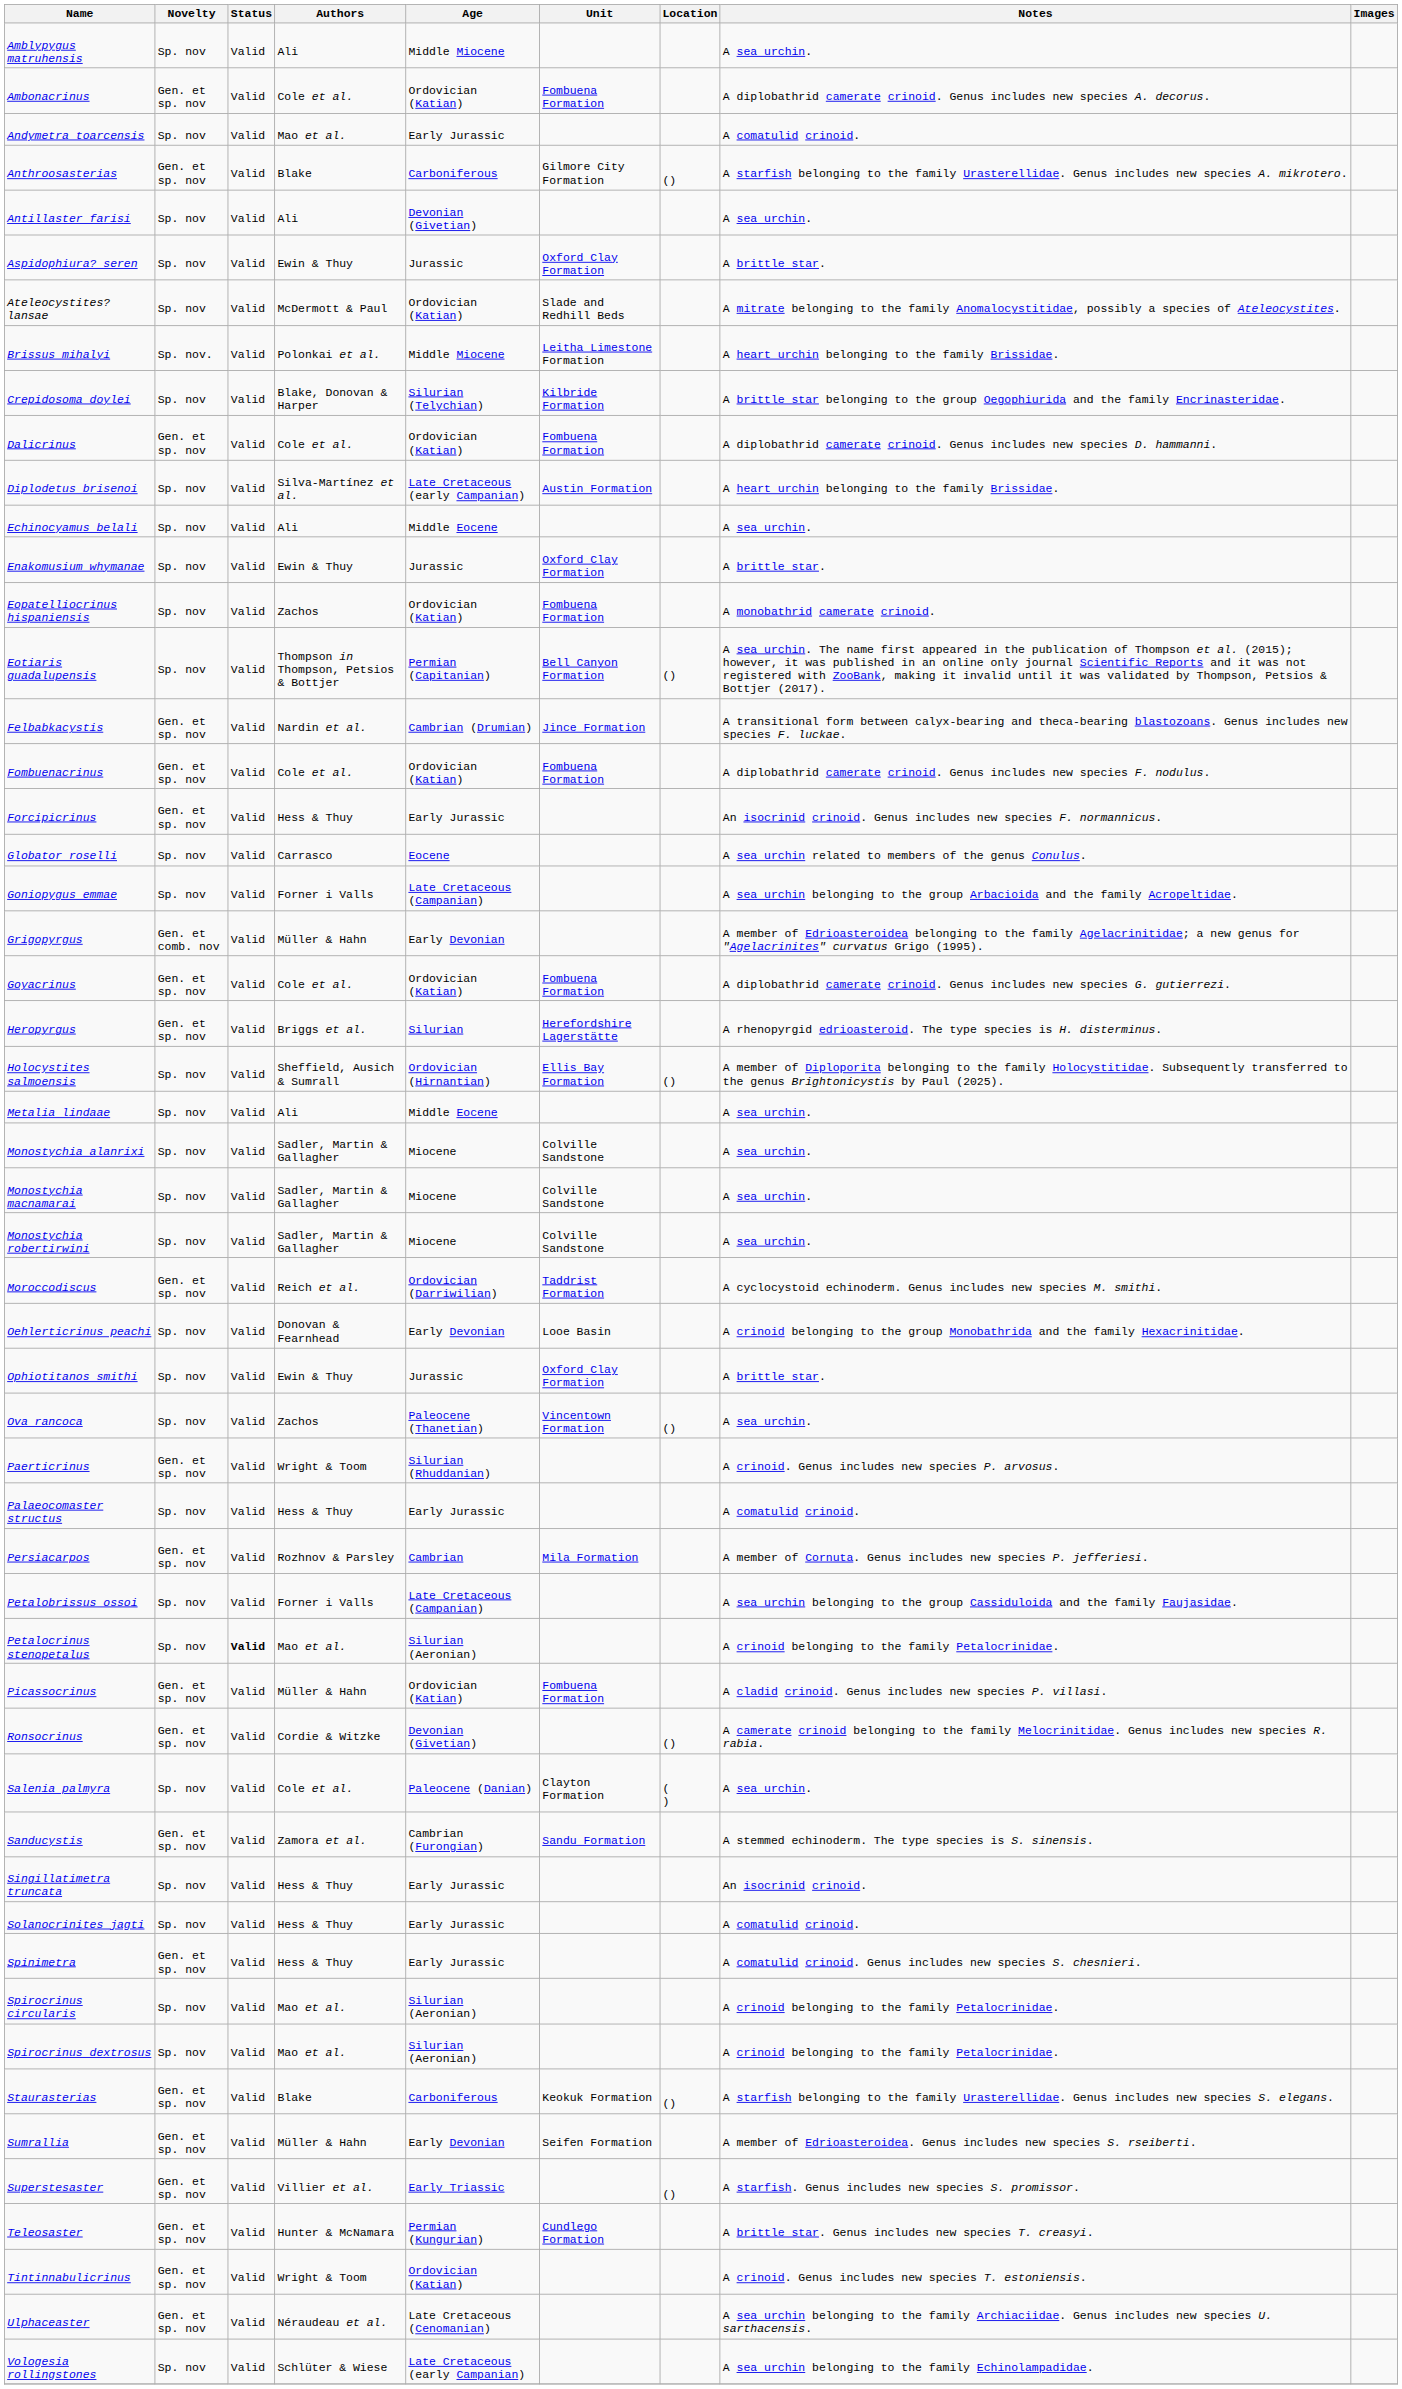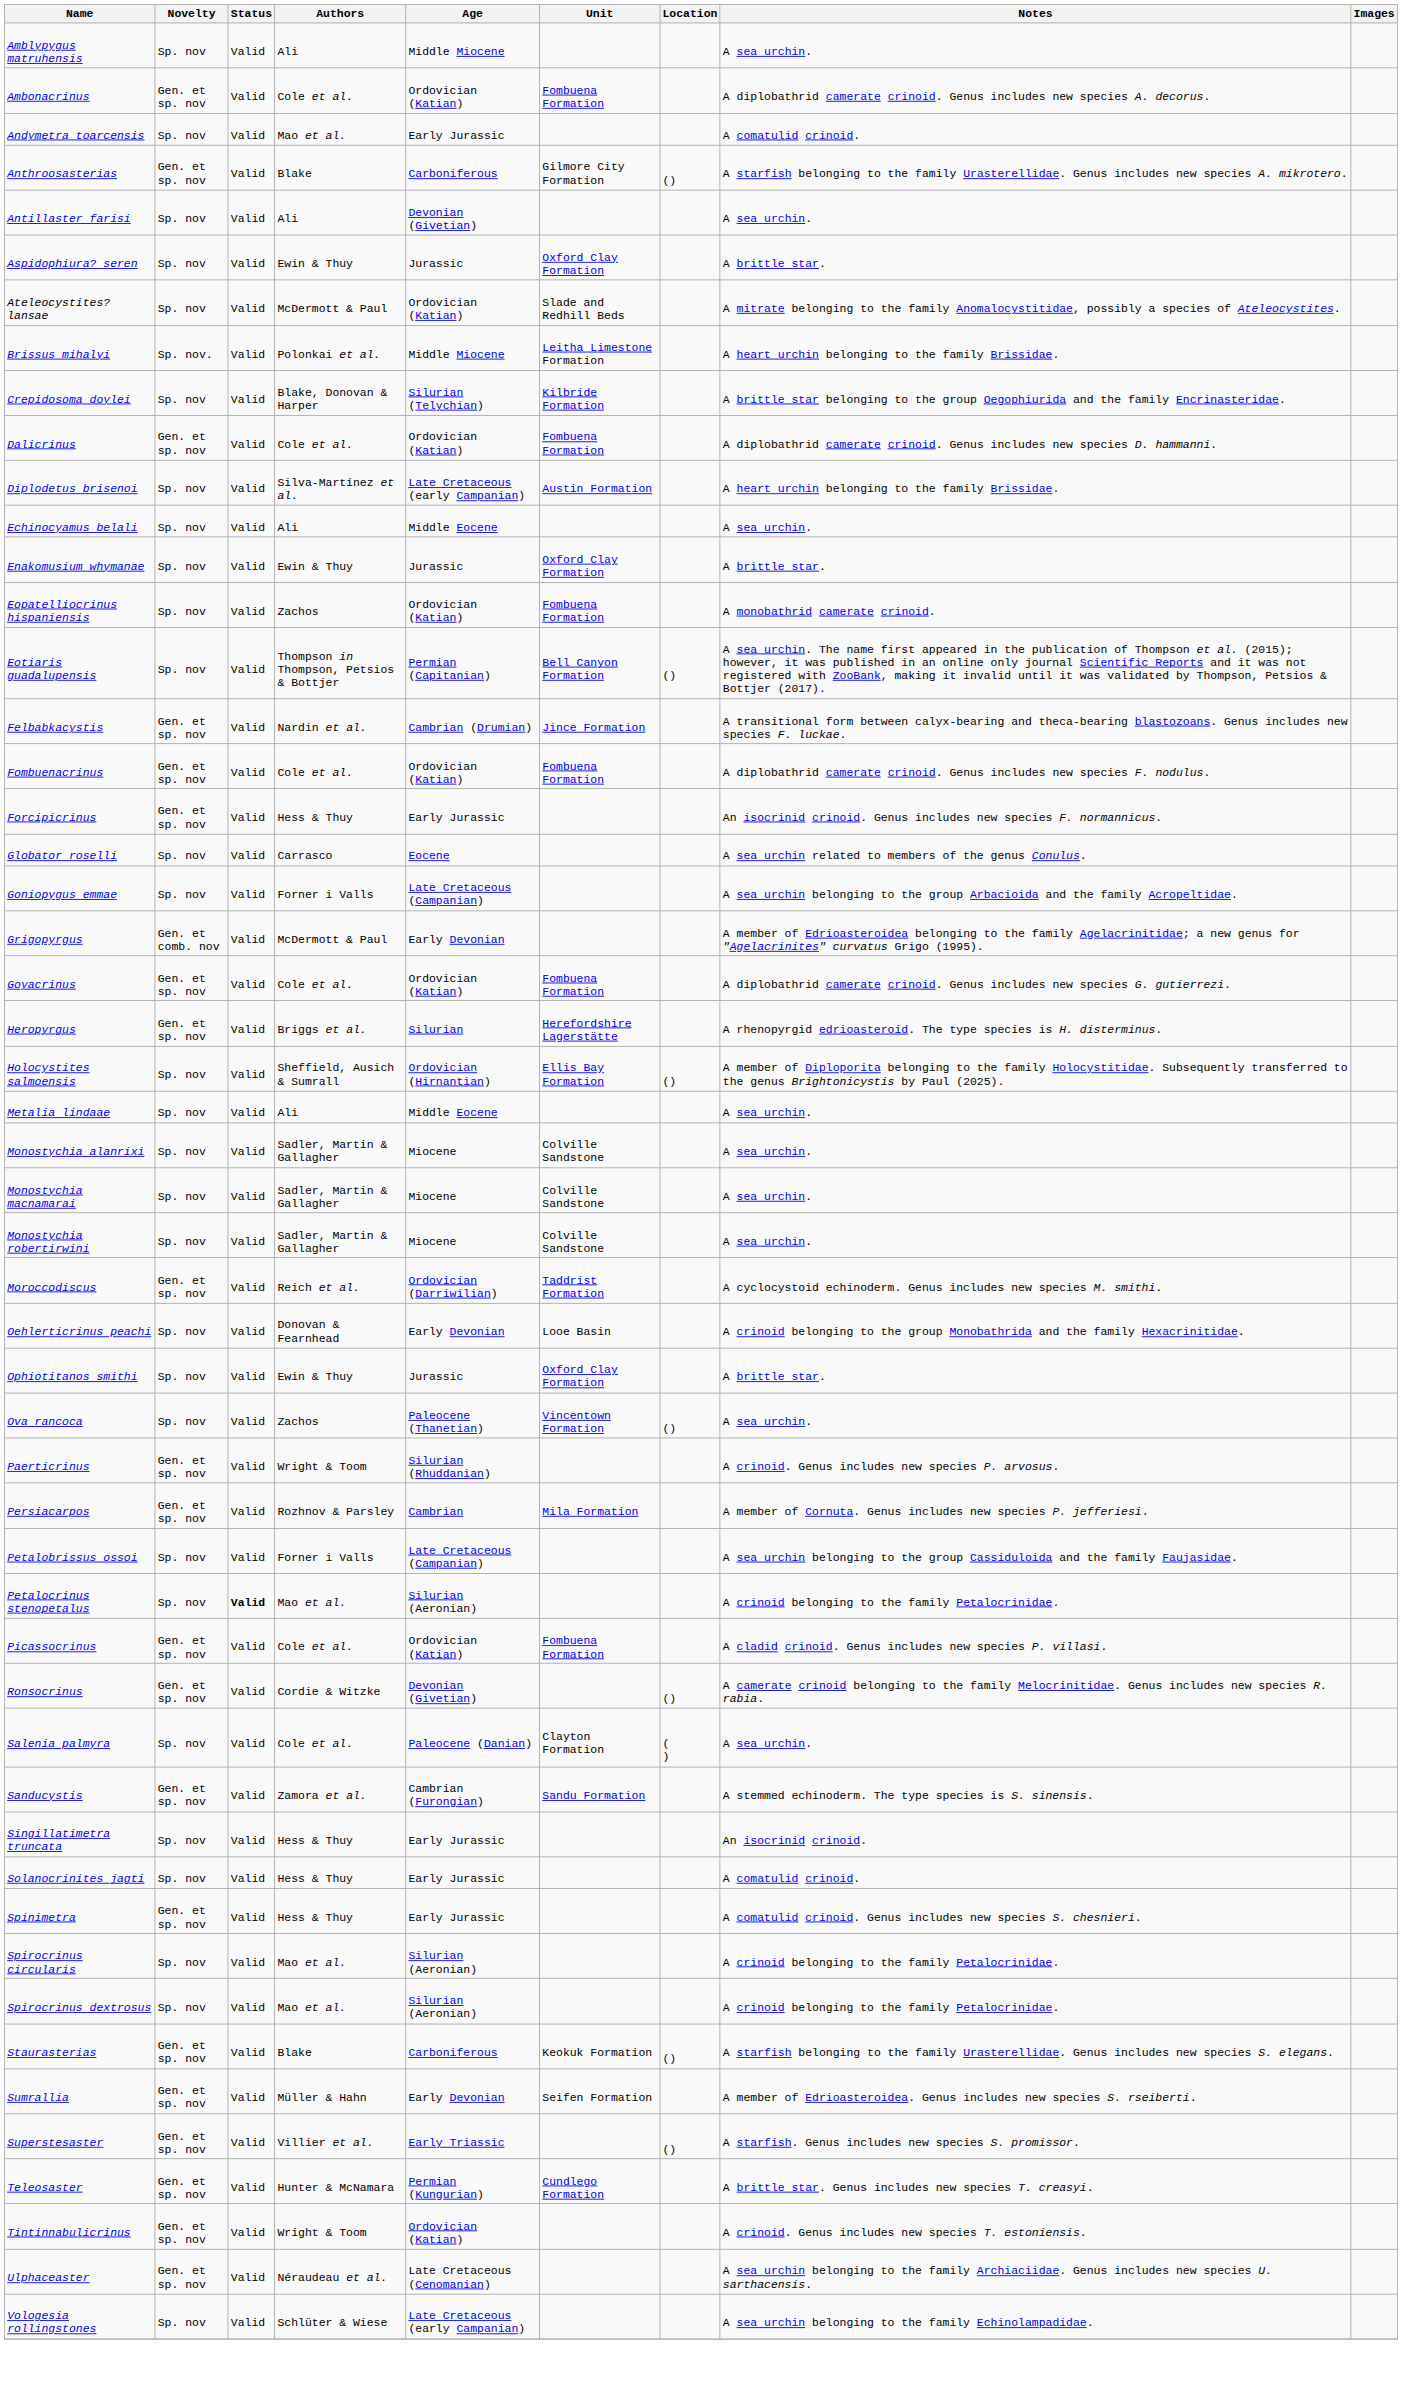(322, 940) Müller & Hahn -> (332, 940) McDermott & Paul
- row: (55, 1512)
(322, 1692) Müller & Hahn -> (315, 1647) Cole et al.
